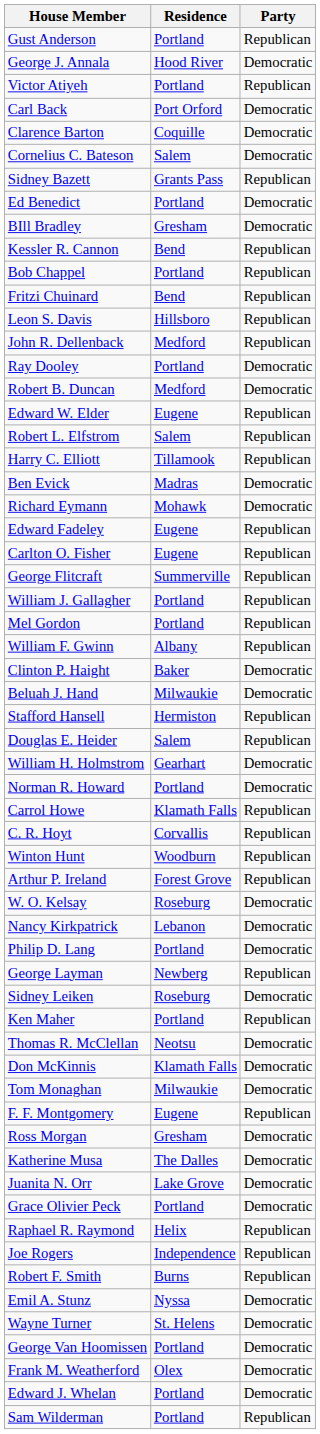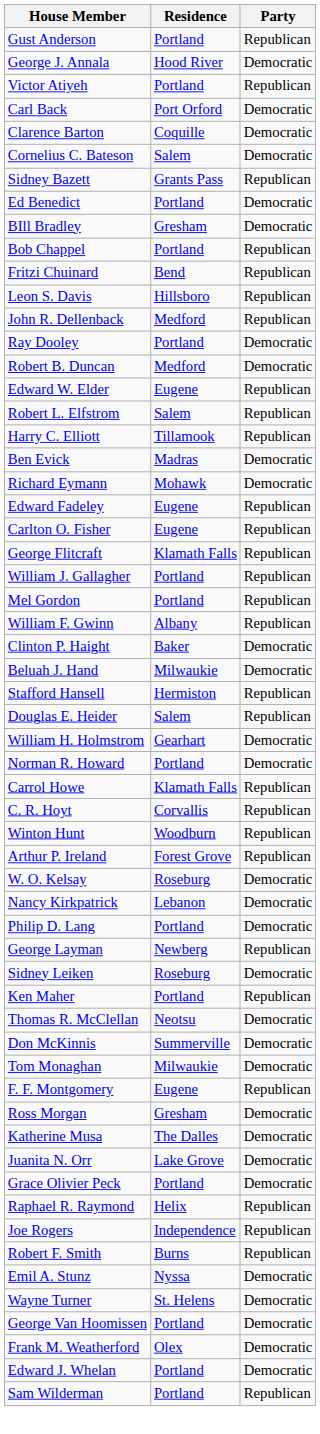- row: (63, 249)
(192, 576) Summerville -> (195, 553) Klamath Falls
(195, 1066) Klamath Falls -> (192, 1043) Summerville
